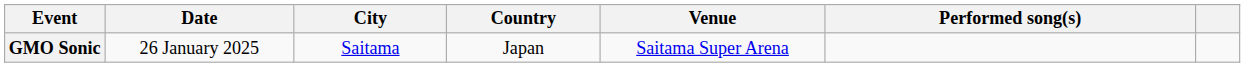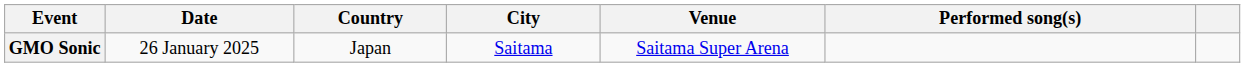columns swapped: (370, 18) <-> (523, 18)
